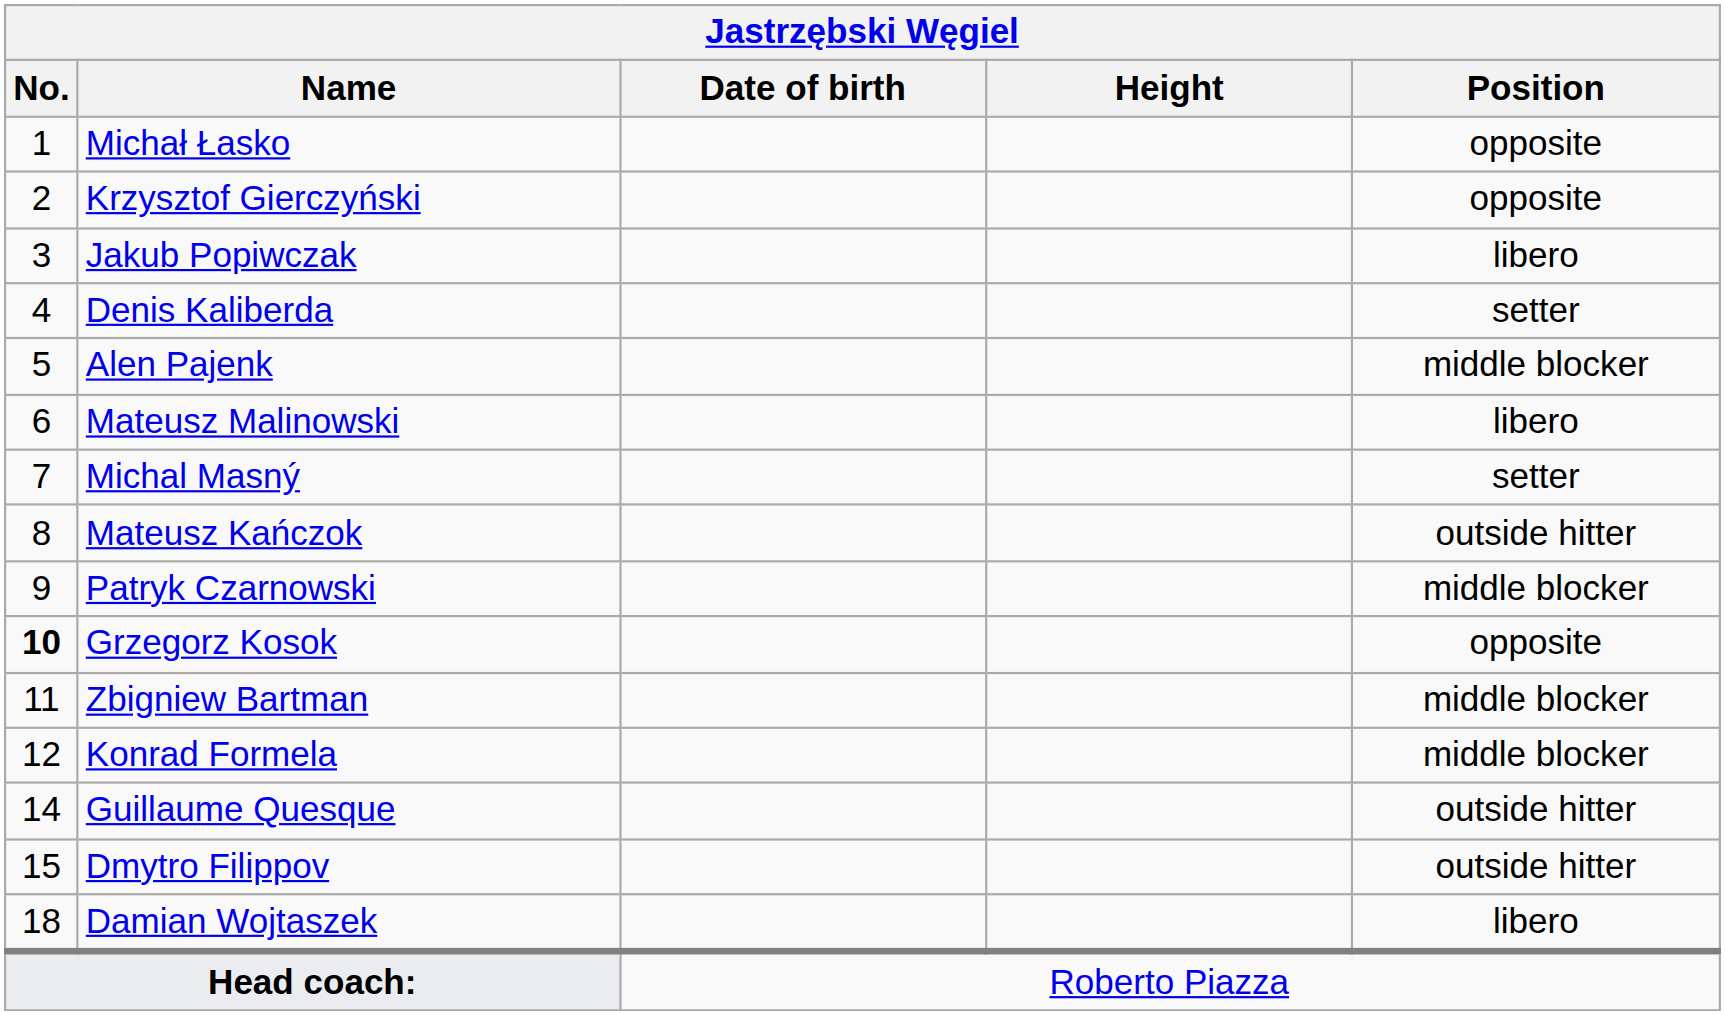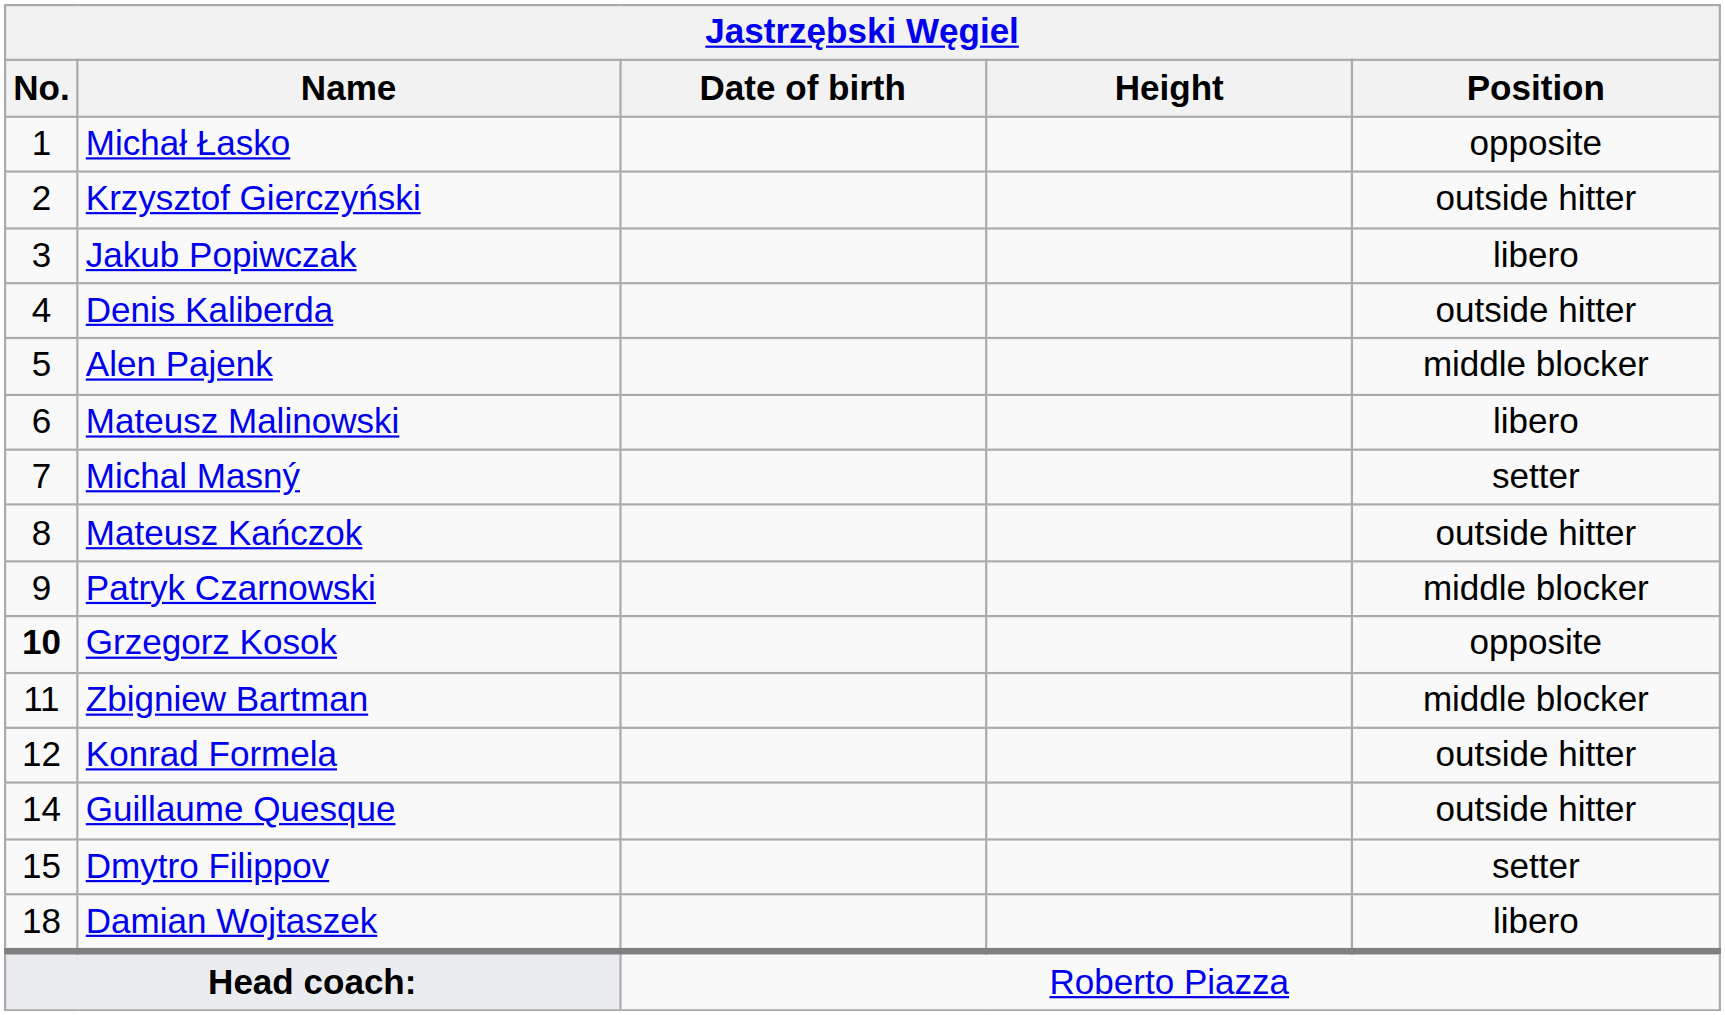(1536, 198) opposite -> (1536, 198) outside hitter
(1536, 310) setter -> (1536, 310) outside hitter
(1536, 754) middle blocker -> (1536, 754) outside hitter
(1536, 865) outside hitter -> (1536, 865) setter
